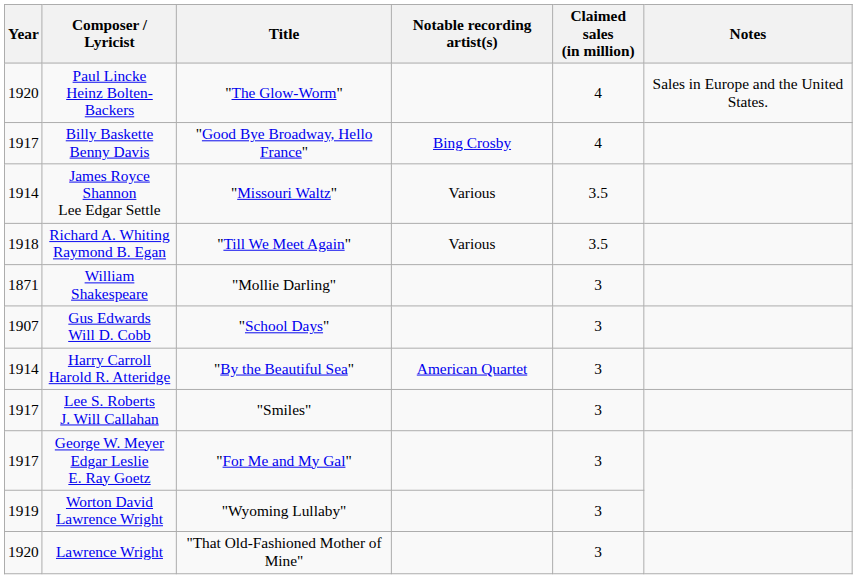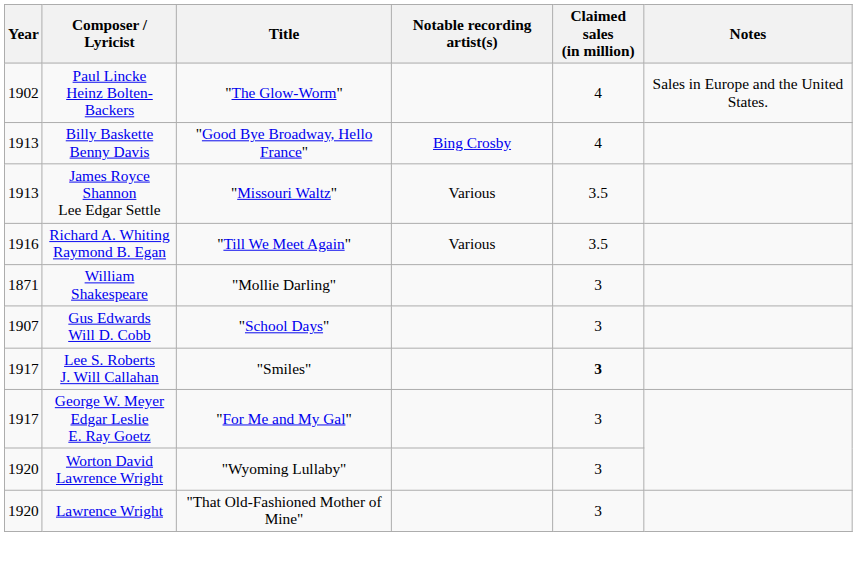(23, 92) 1920 -> (23, 92) 1902
(23, 143) 1917 -> (23, 143) 1913
(23, 193) 1914 -> (23, 193) 1913
(23, 243) 1918 -> (23, 243) 1916
- row: (109, 368)
(598, 410) normal -> (598, 368) bold
(23, 510) 1919 -> (23, 469) 1920
